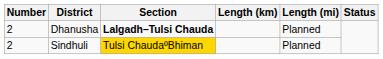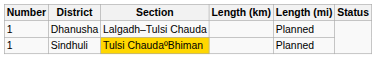(10, 29) 2 -> (10, 29) 1
(158, 29) bold -> (155, 29) normal
(10, 45) 2 -> (10, 45) 1
